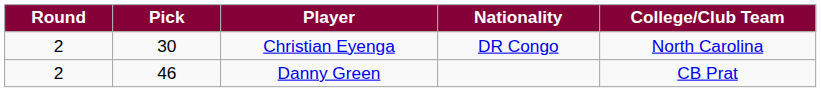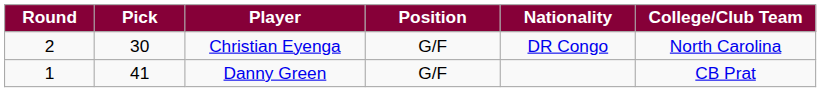+ column: (433, 18)
(59, 73) 2 -> (50, 73) 1
(167, 73) 46 -> (140, 73) 41
